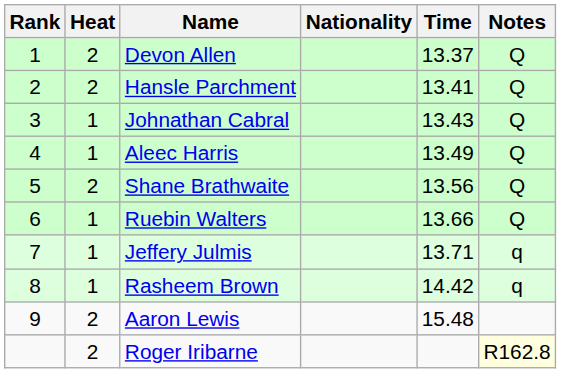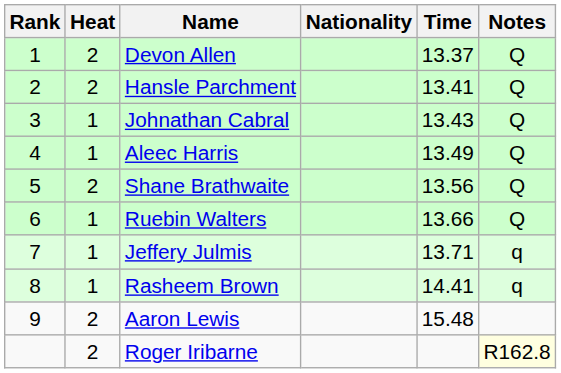(448, 285) 14.42 -> (448, 285) 14.41
